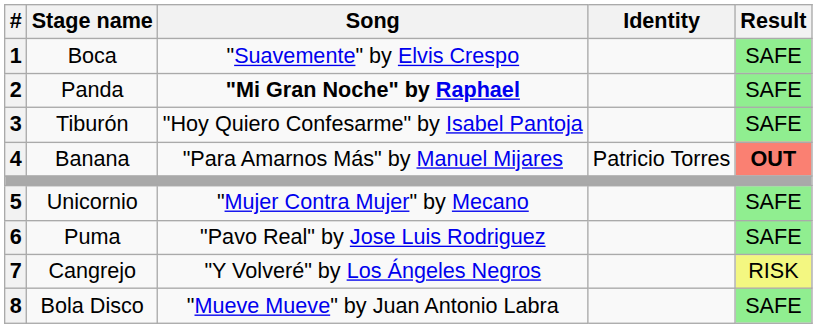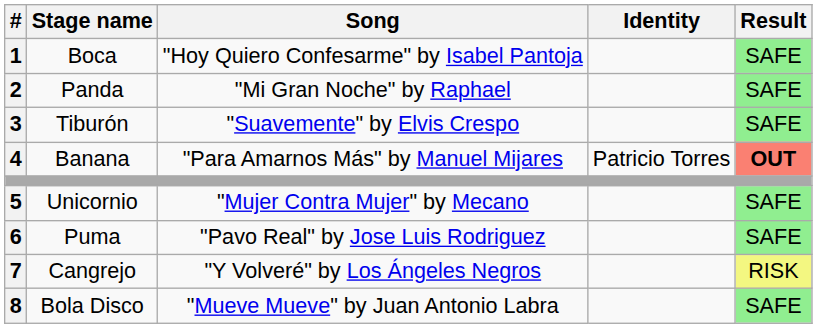(373, 55) "Suavemente" by Elvis Crespo -> (373, 55) "Hoy Quiero Confesarme" by Isabel Pantoja
(373, 90) bold -> (373, 90) normal
(373, 124) "Hoy Quiero Confesarme" by Isabel Pantoja -> (373, 124) "Suavemente" by Elvis Crespo
